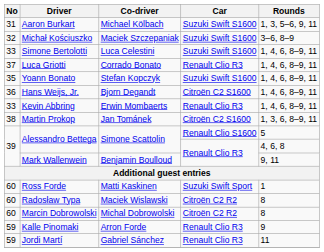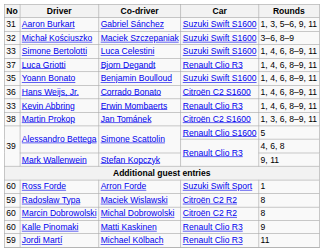(132, 24) Michael Kölbach -> (132, 24) Gabriel Sánchez
(131, 65) Corrado Bonato -> (128, 65) Bjorn Degandt
(130, 78) Stefan Kopczyk -> (136, 78) Benjamin Boulloud
(128, 92) Bjorn Degandt -> (131, 92) Corrado Bonato
(136, 159) Benjamin Boulloud -> (130, 159) Stefan Kopczyk
(129, 186) Matti Kaskinen -> (123, 186) Arron Forde
(11, 200) 60 -> (11, 200) 59
(11, 227) 59 -> (11, 227) 60
(123, 227) Arron Forde -> (129, 227) Matti Kaskinen
(132, 240) Gabriel Sánchez -> (132, 240) Michael Kölbach
